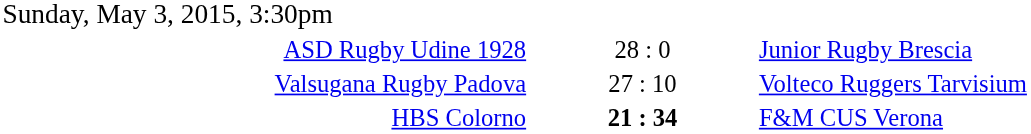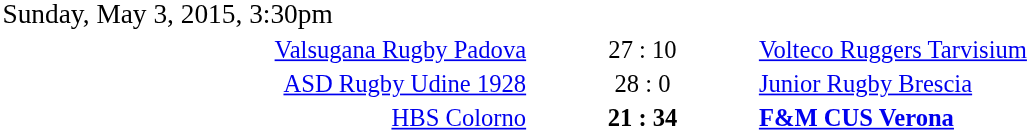rows swapped: (400, 83) <-> (405, 49)
(851, 118) normal -> (856, 118) bold
